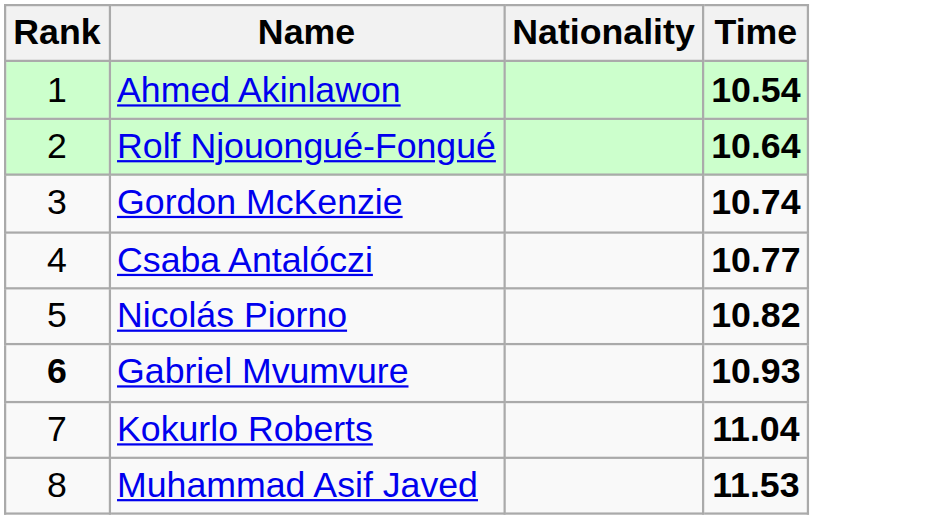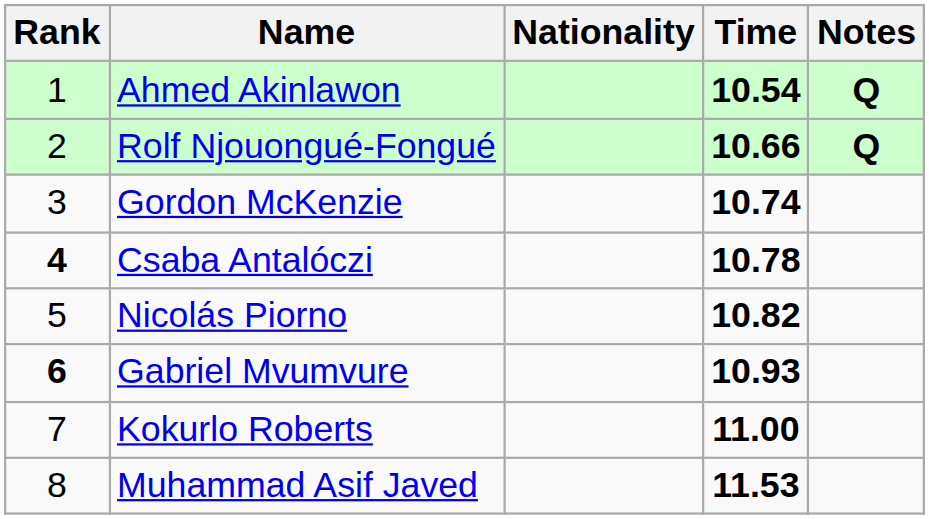+ column: (867, 32)
(756, 145) 10.64 -> (756, 145) 10.66
(57, 259) normal -> (57, 259) bold
(756, 259) 10.77 -> (756, 259) 10.78
(756, 428) 11.04 -> (756, 428) 11.00
